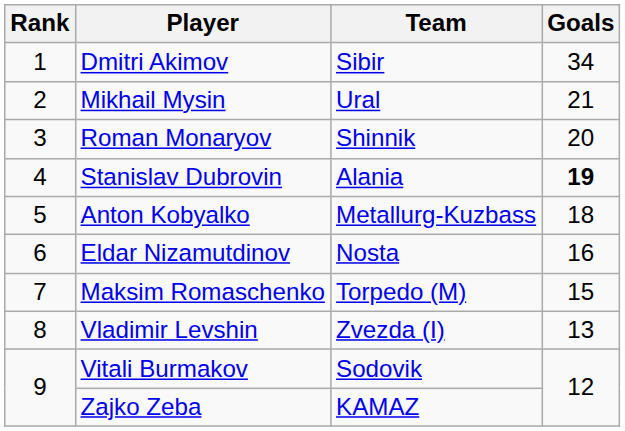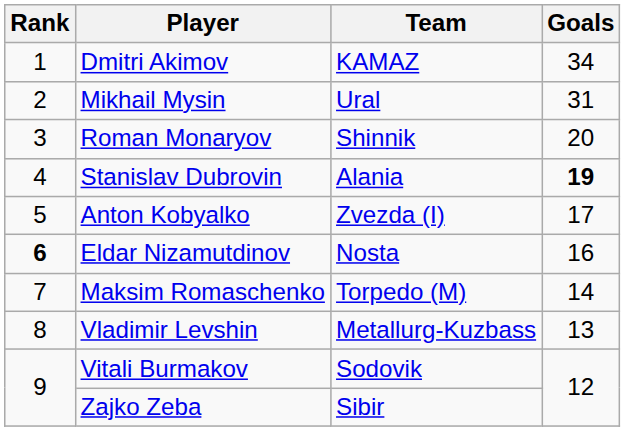(360, 61) Sibir -> (378, 61) KAMAZ
(581, 100) 21 -> (581, 100) 31
(436, 215) Metallurg-Kuzbass -> (390, 215) Zvezda (I)
(581, 215) 18 -> (581, 215) 17
(40, 253) normal -> (40, 253) bold
(581, 291) 15 -> (581, 291) 14
(390, 330) Zvezda (I) -> (436, 330) Metallurg-Kuzbass
(378, 406) KAMAZ -> (360, 406) Sibir
